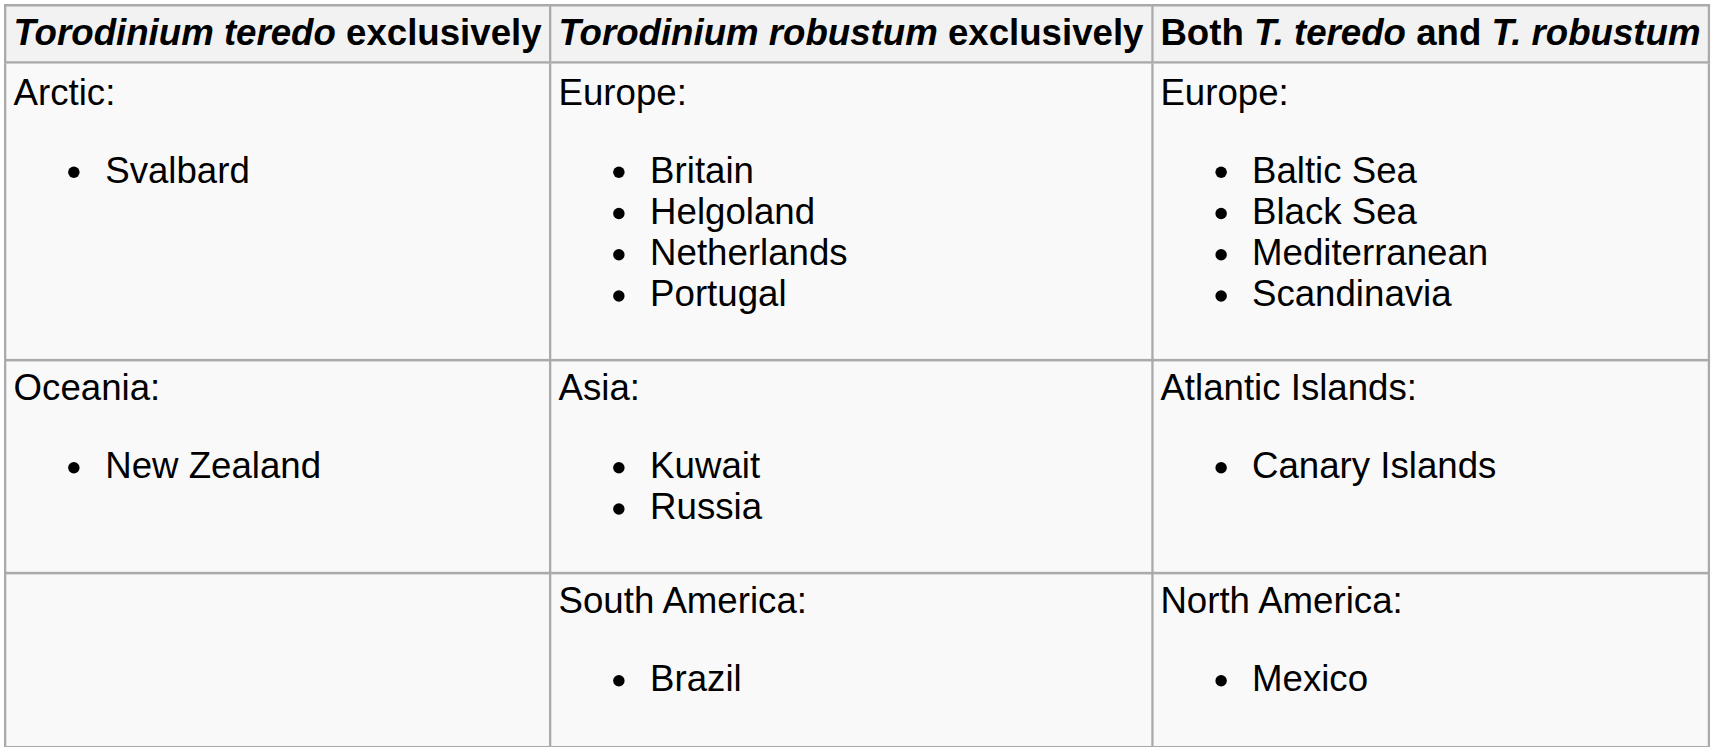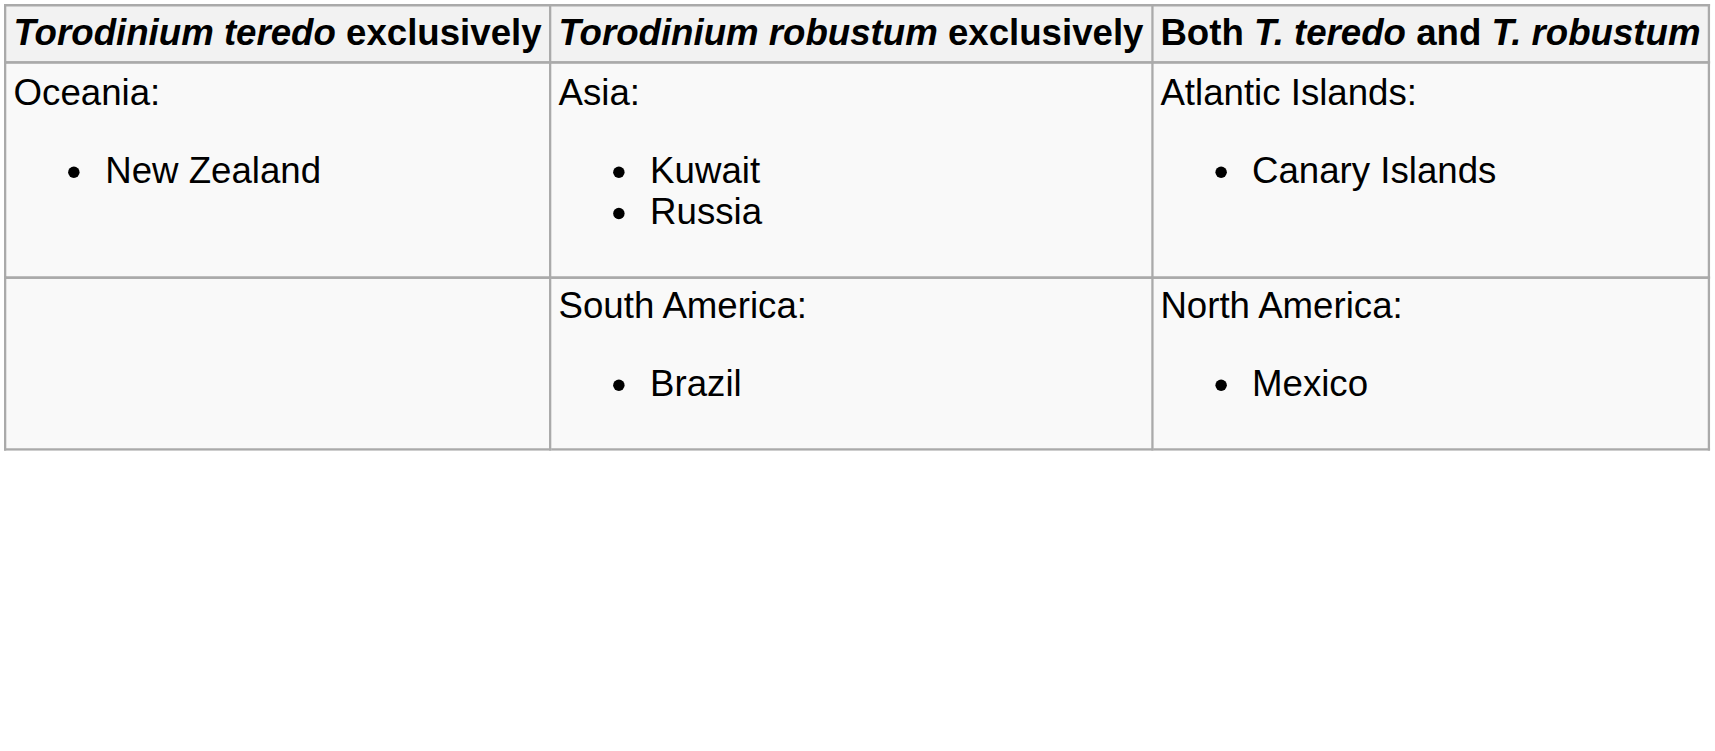- row: (278, 131)
